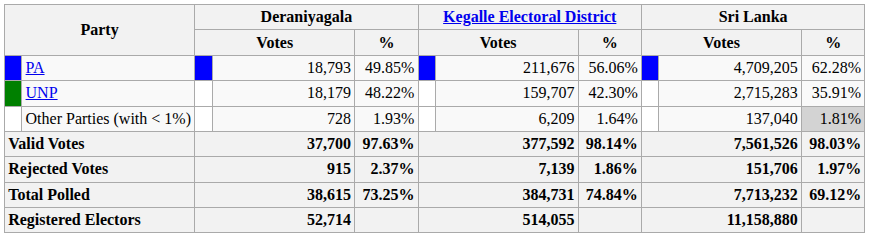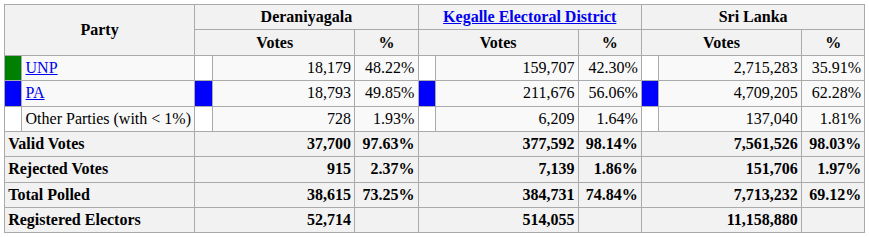rows swapped: (35, 67) <-> (42, 93)
(840, 118) lightgrey background -> (840, 118) no background
